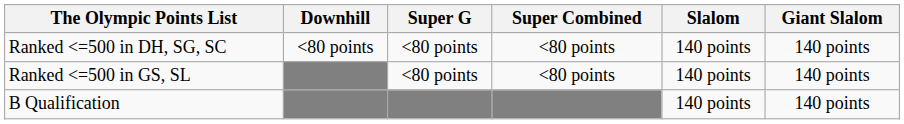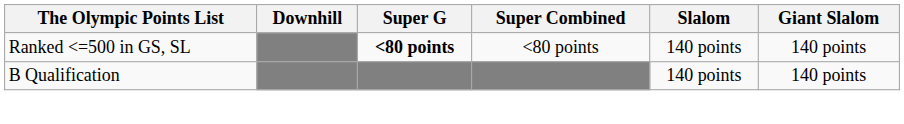- row: (118, 47)
(440, 75) normal -> (415, 47) bold
